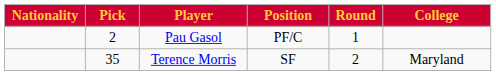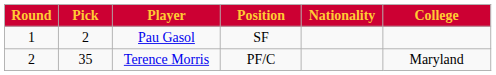columns swapped: (356, 15) <-> (45, 15)
(288, 37) PF/C -> (261, 37) SF
(288, 59) SF -> (261, 59) PF/C
